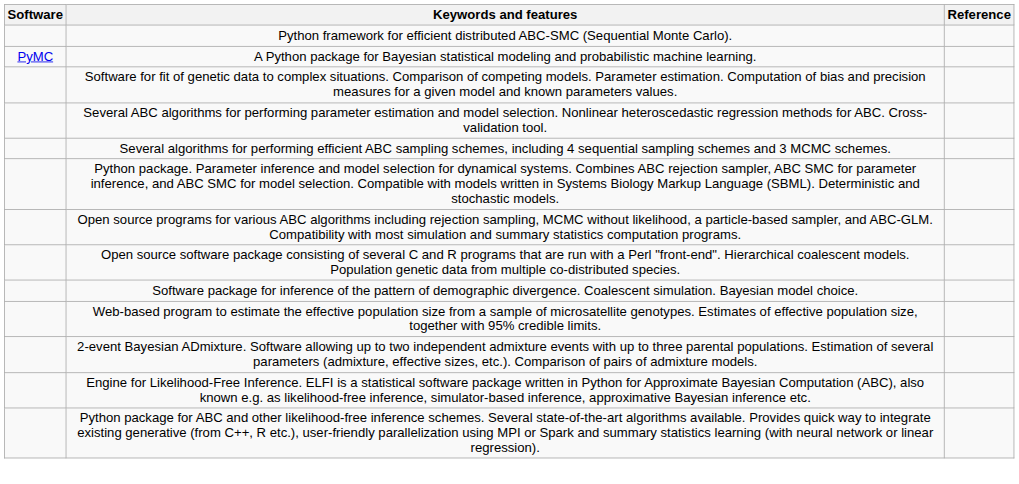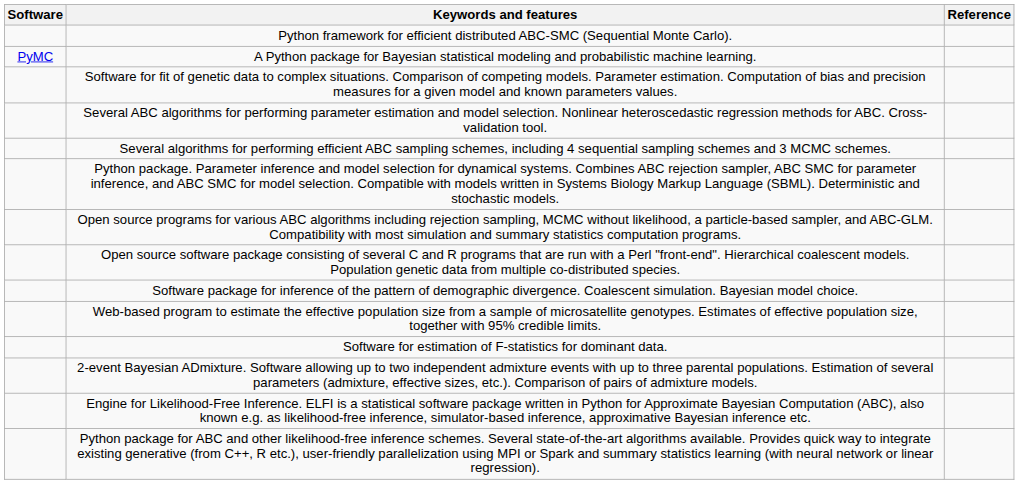+ row: (505, 347)
